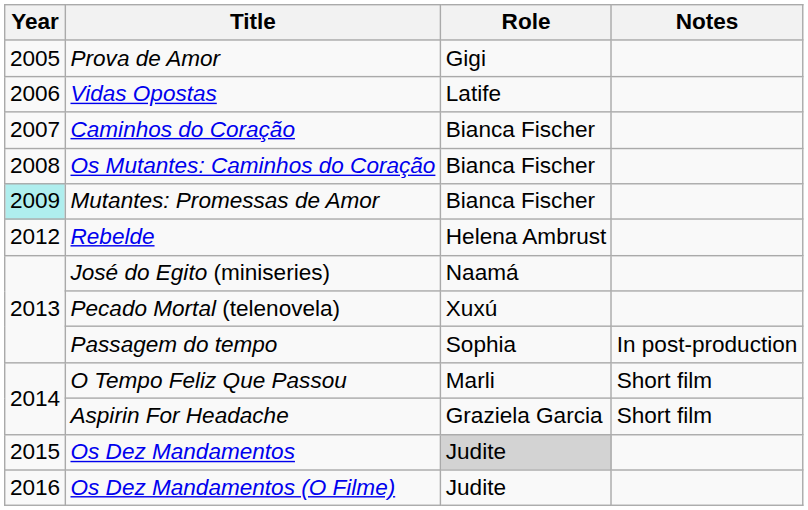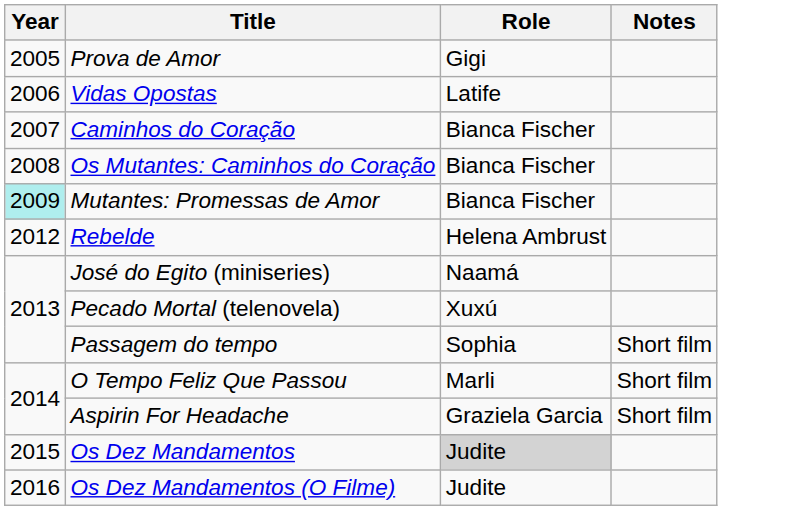(707, 344) In post-production -> (664, 344) Short film
